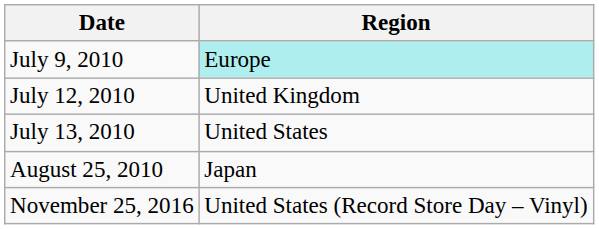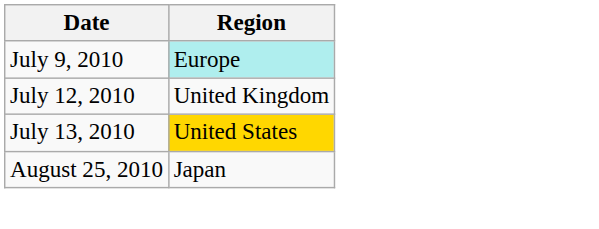(266, 132) no background -> (235, 132) gold background
- row: (102, 205)
